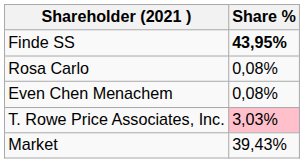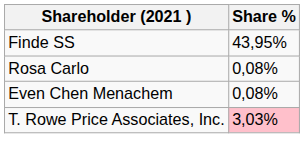(260, 42) bold -> (260, 42) normal
- row: (33, 145)
